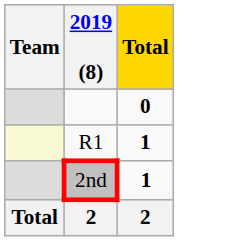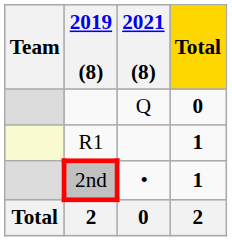+ column: (143, 46)
